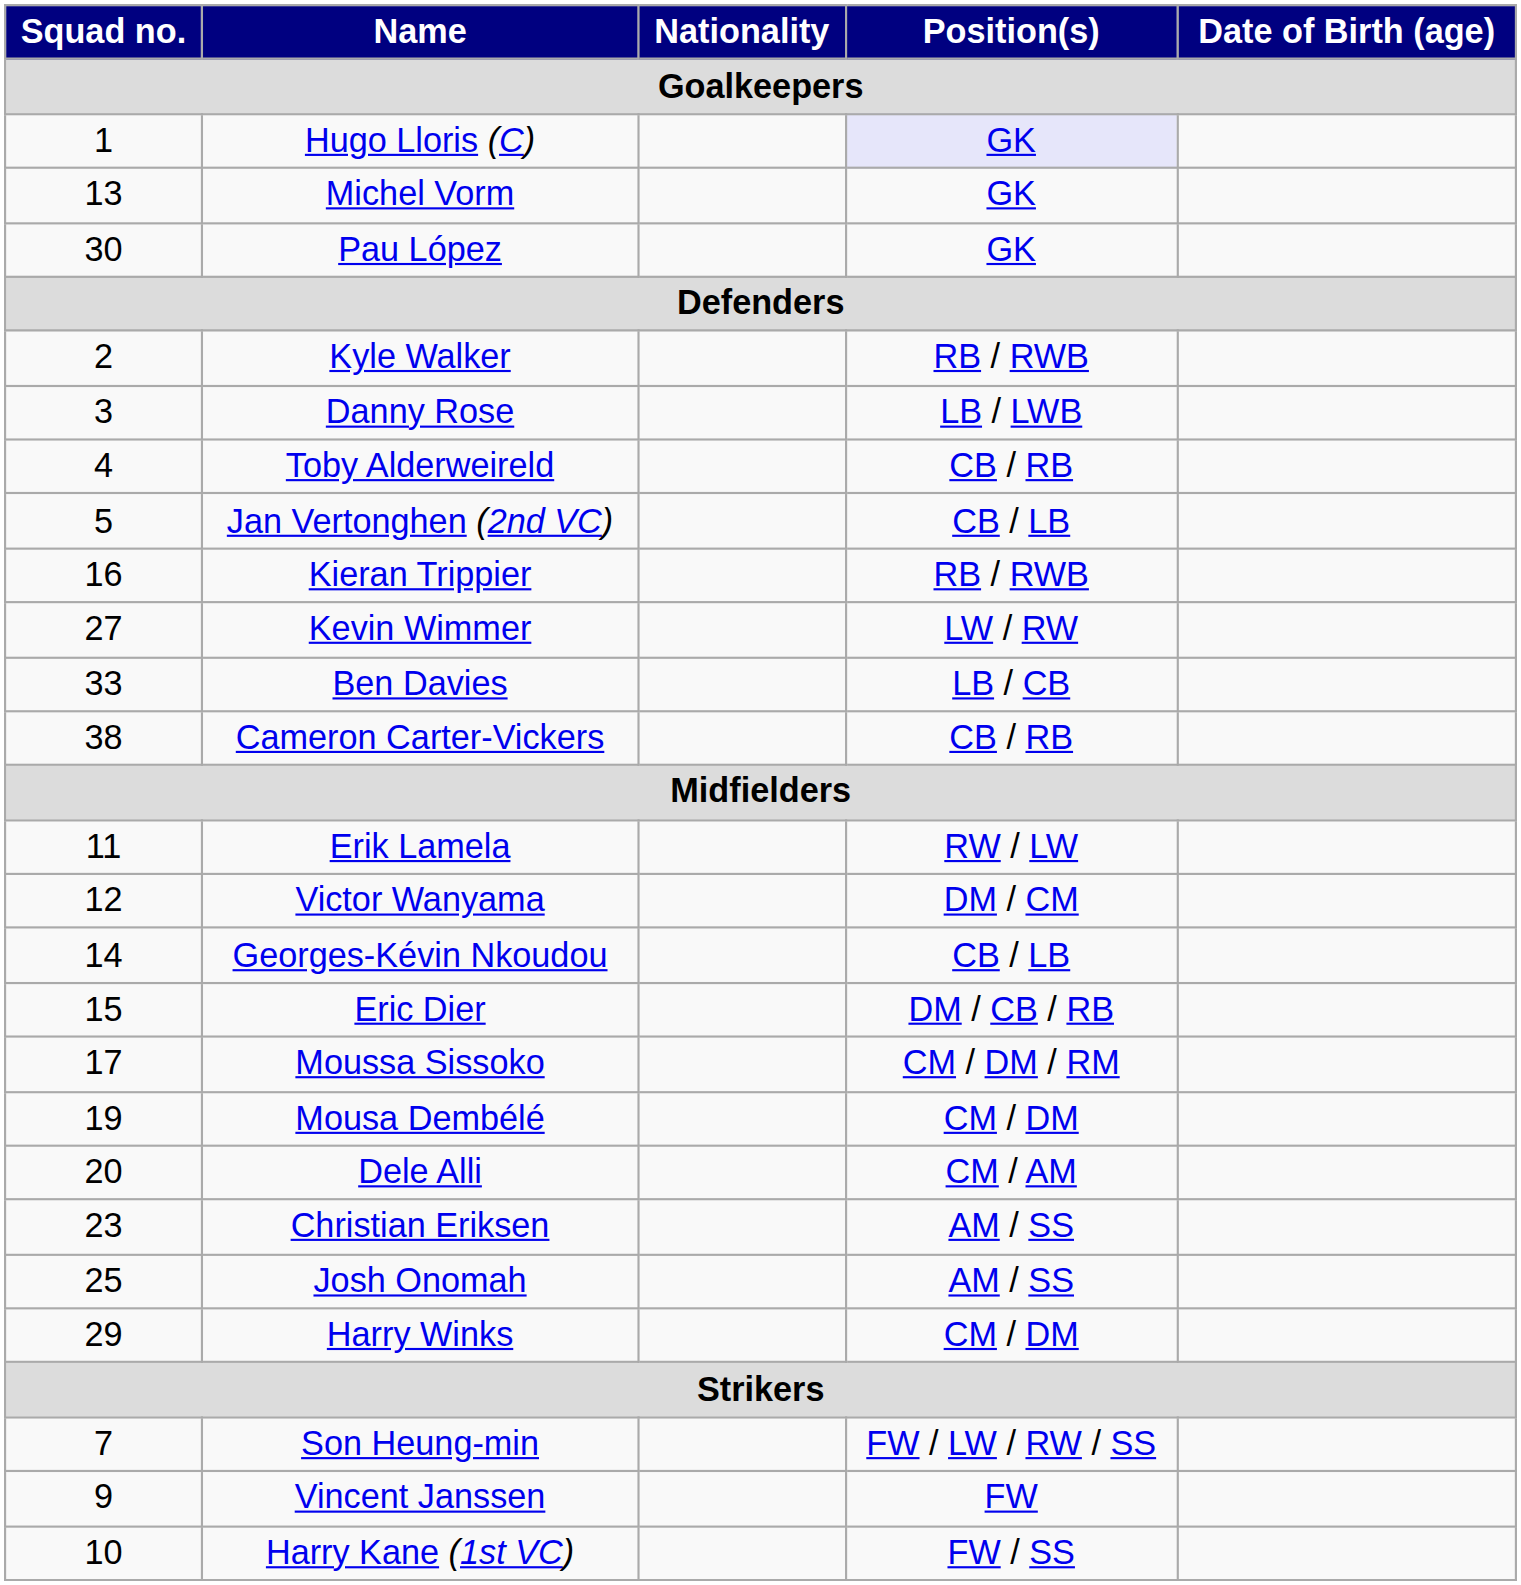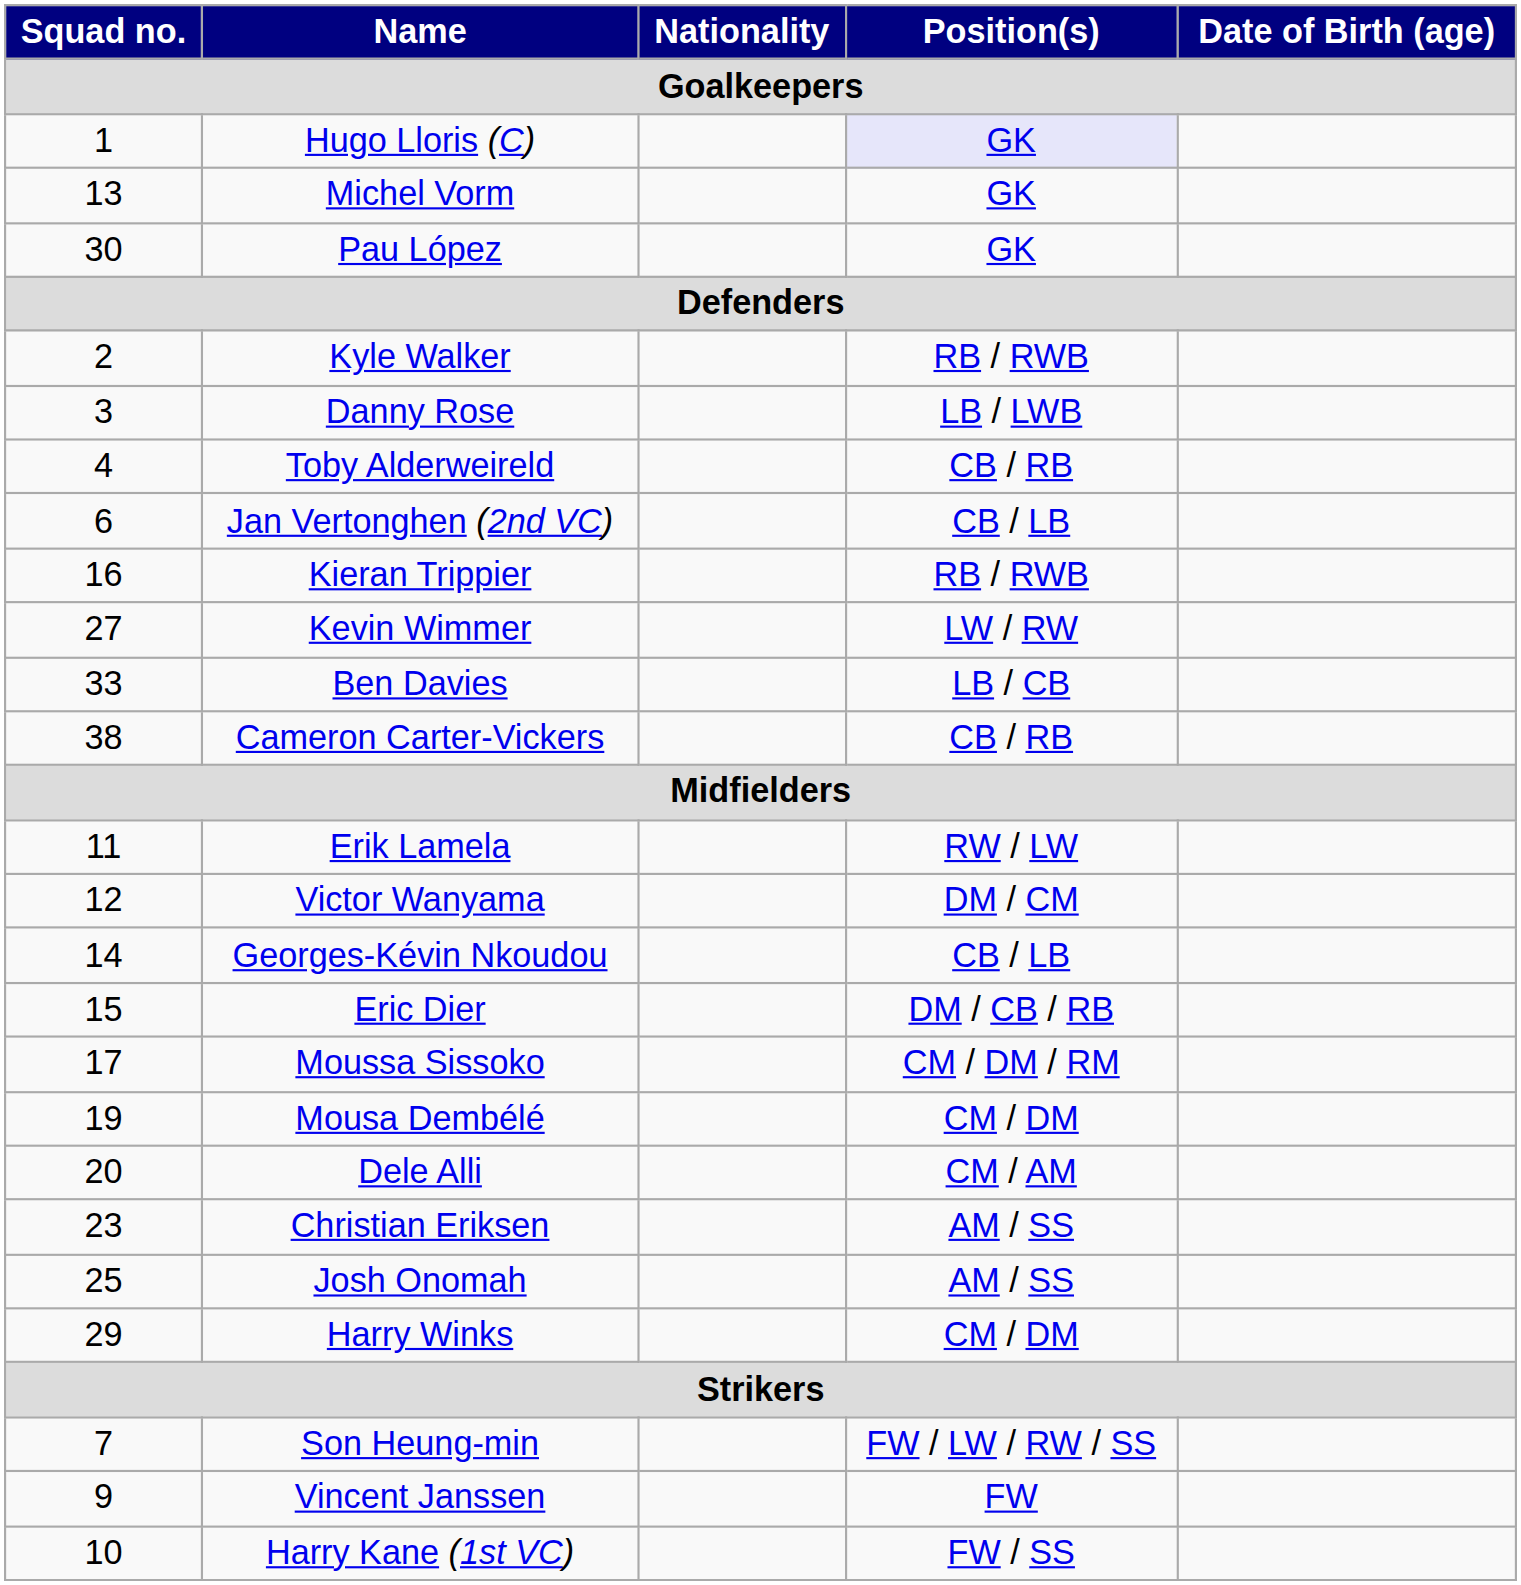(103, 520) 5 -> (103, 520) 6
